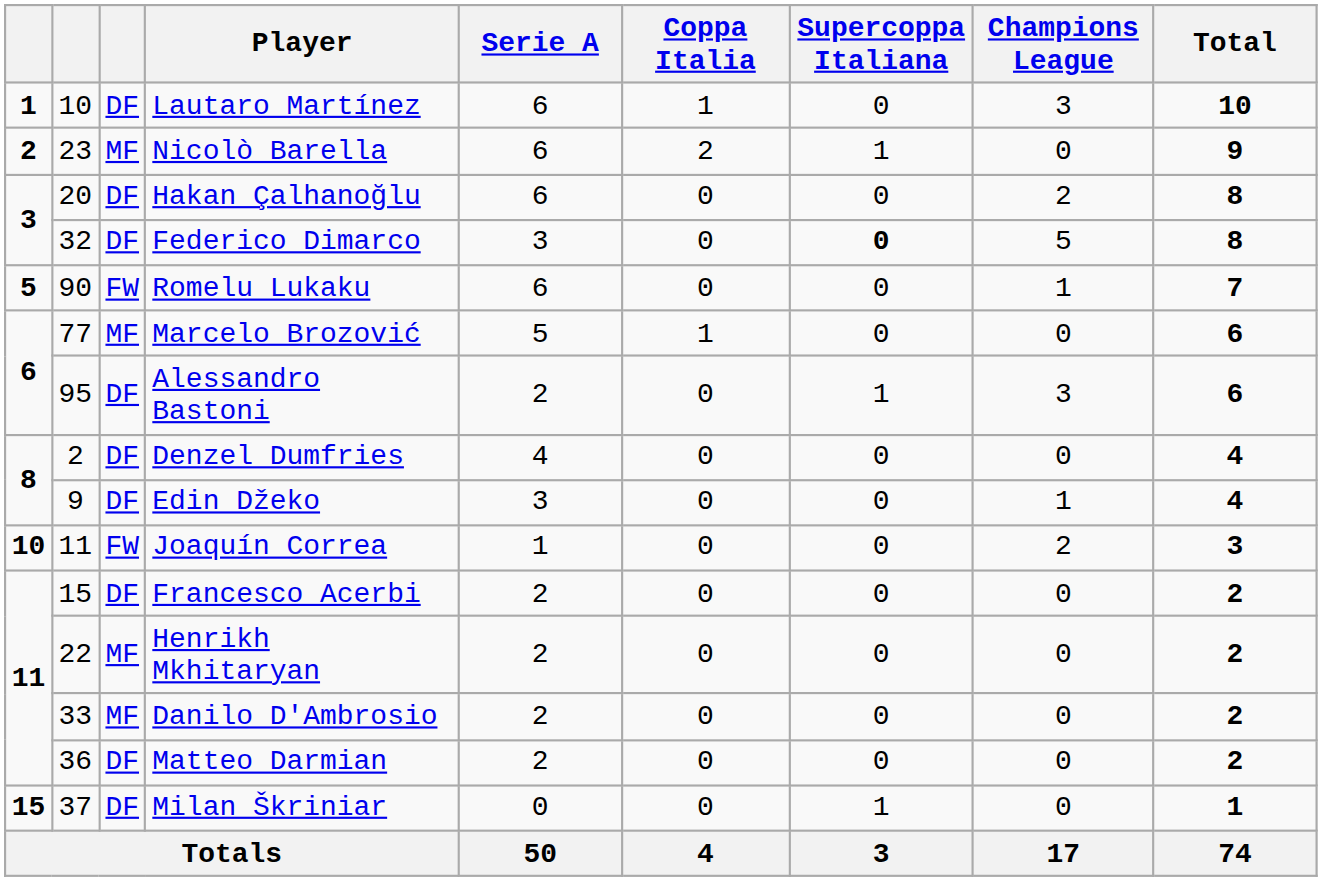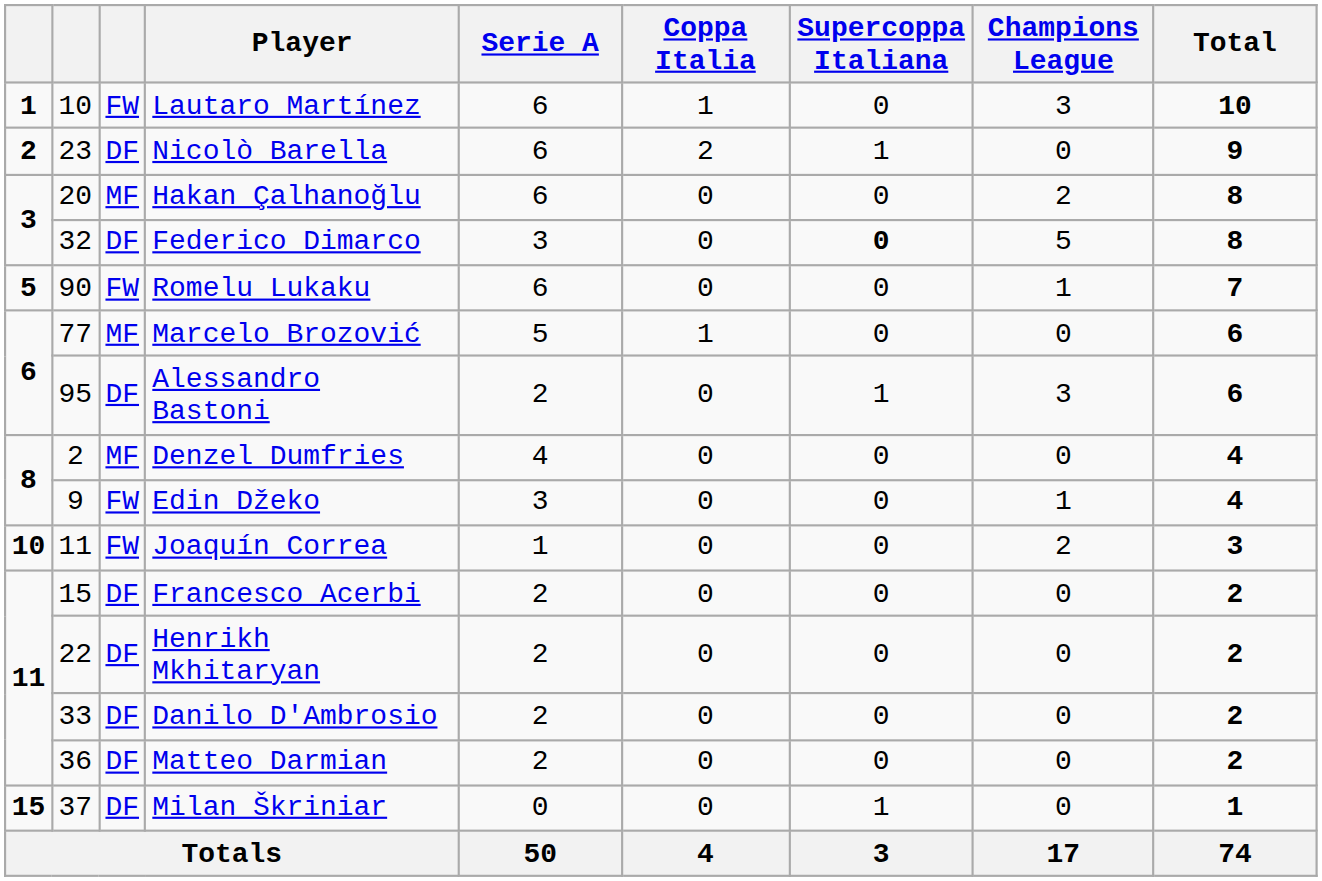(122, 106) DF -> (122, 106) FW
(122, 151) MF -> (122, 151) DF
(122, 197) DF -> (122, 197) MF
(122, 457) DF -> (122, 457) MF
(122, 502) DF -> (122, 502) FW
(122, 655) MF -> (122, 655) DF
(122, 717) MF -> (122, 717) DF
